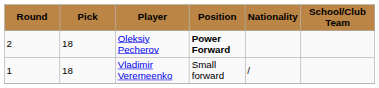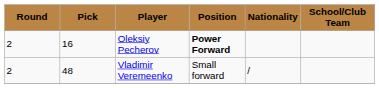(68, 44) 18 -> (68, 44) 16
(9, 70) 1 -> (9, 70) 2
(68, 70) 18 -> (68, 70) 48
